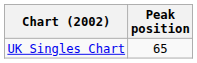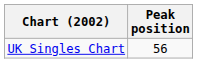(160, 48) 65 -> (160, 48) 56
